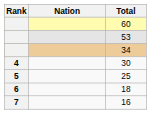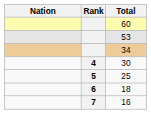columns swapped: (16, 10) <-> (67, 10)
